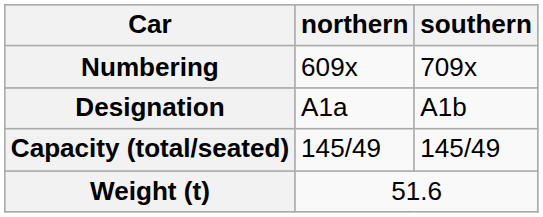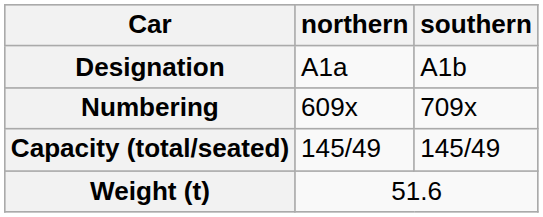rows swapped: (150, 107) <-> (150, 66)
